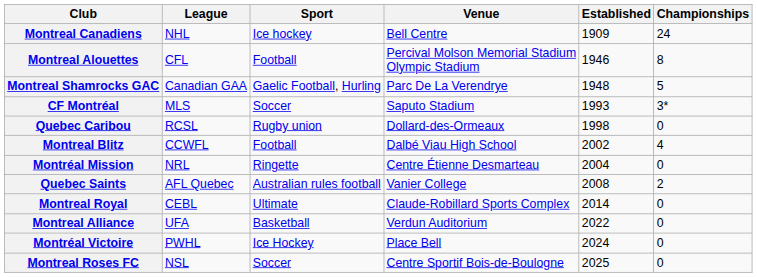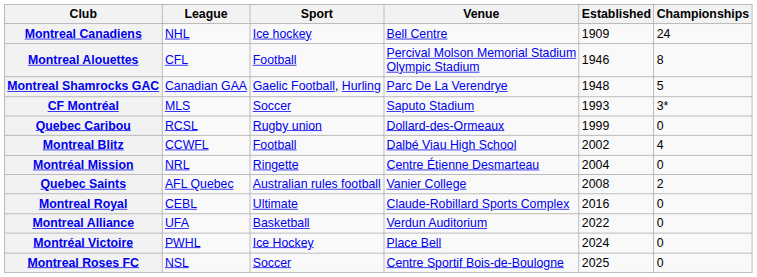(596, 125) 1998 -> (596, 125) 1999
(596, 203) 2014 -> (596, 203) 2016
